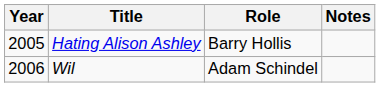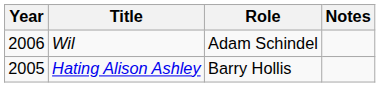rows swapped: (126, 43) <-> (63, 69)
